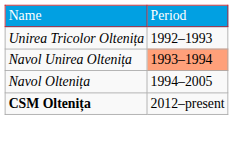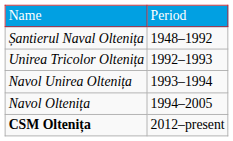+ row: (76, 37)
(182, 59) lightsalmon background -> (182, 81) no background
